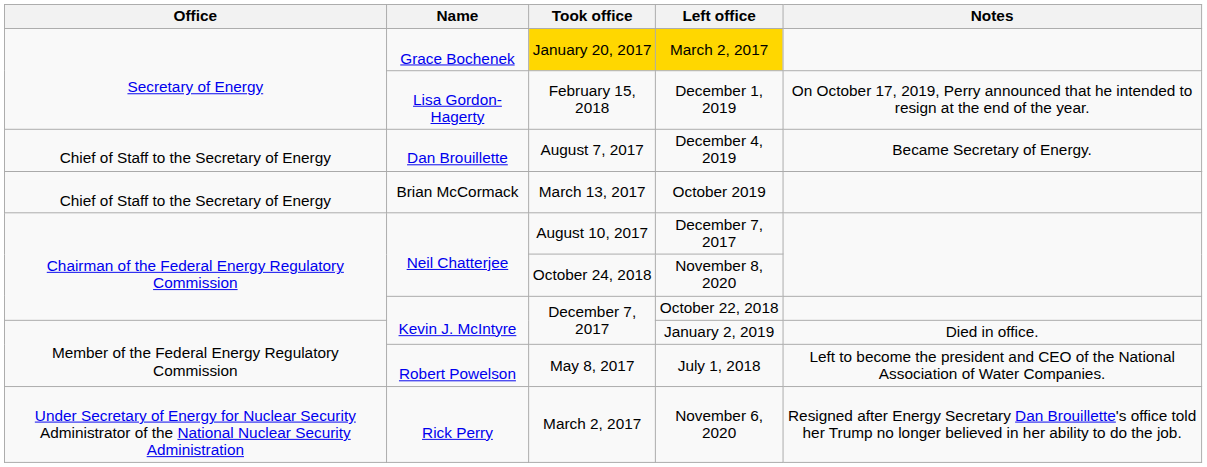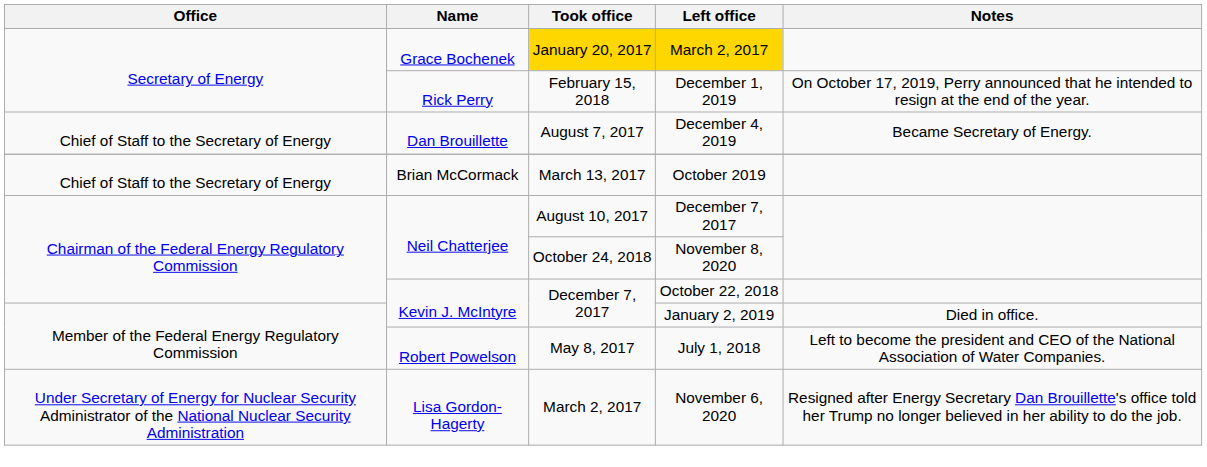(457, 108) Lisa Gordon-Hagerty -> (457, 99) Rick Perry
(457, 433) Rick Perry -> (457, 415) Lisa Gordon-Hagerty
